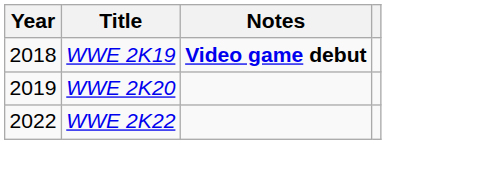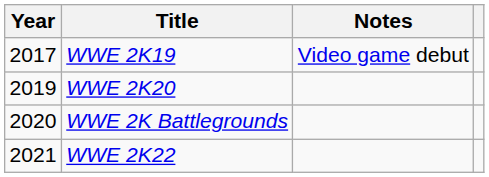(33, 54) 2018 -> (33, 54) 2017
(276, 54) bold -> (383, 54) normal
+ row: (177, 121)
(33, 121) 2022 -> (33, 155) 2021
